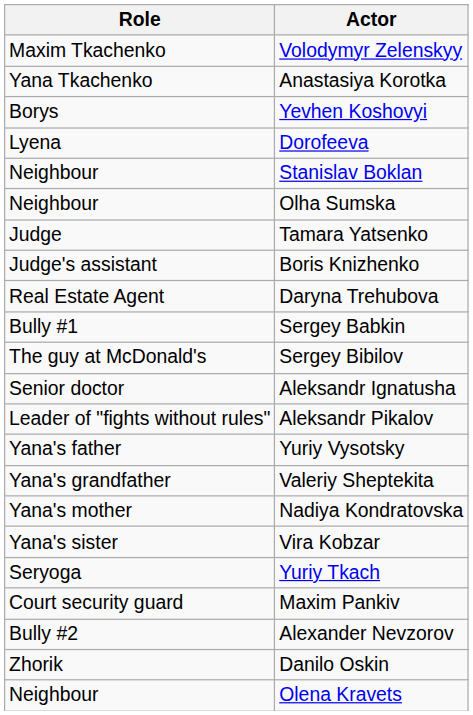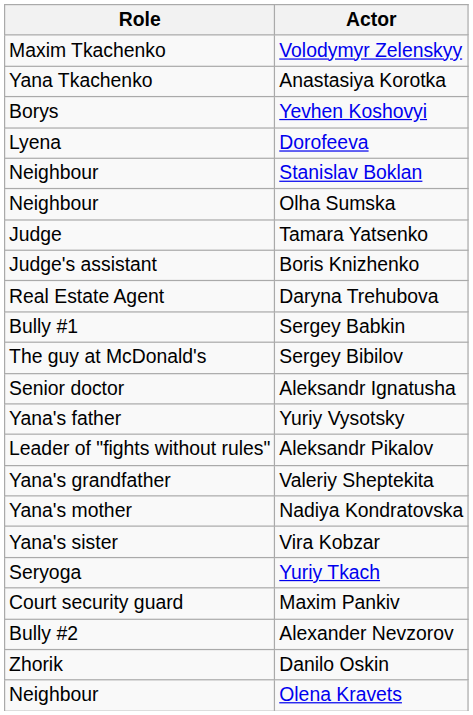rows swapped: (356, 419) <-> (342, 449)
